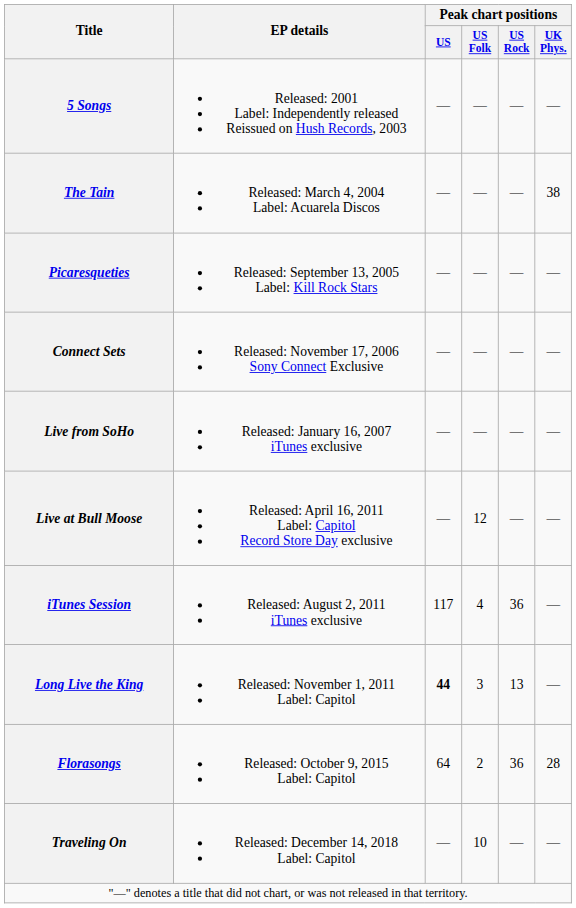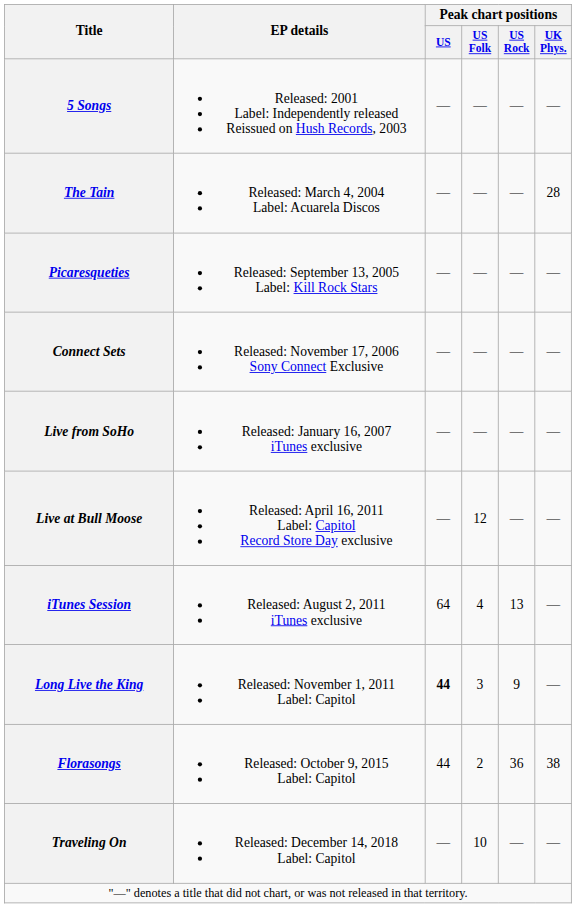(553, 193) 38 -> (553, 193) 28
(443, 605) 117 -> (443, 605) 64
(517, 605) 36 -> (517, 605) 13
(517, 684) 13 -> (517, 684) 9
(443, 763) 64 -> (443, 763) 44
(553, 763) 28 -> (553, 763) 38
